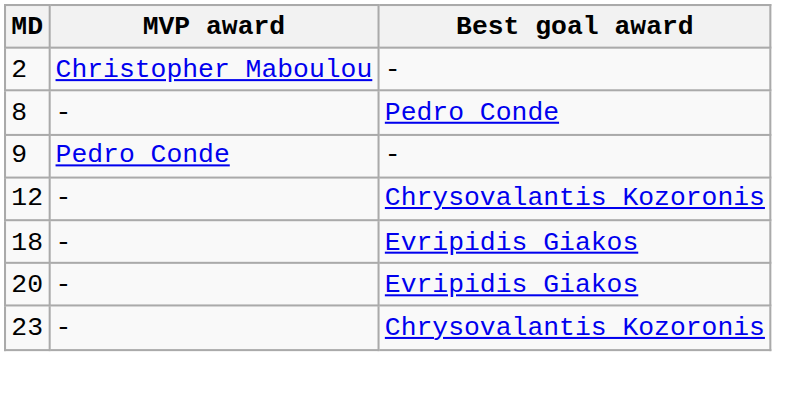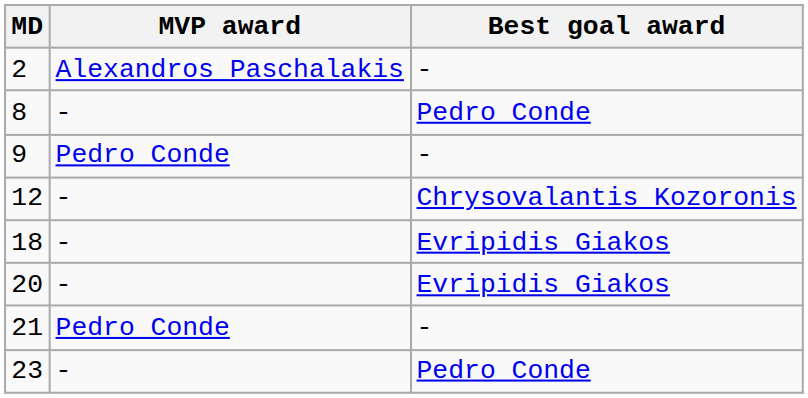(214, 70) Christopher Maboulou -> (230, 70) Alexandros Paschalakis
+ row: (27, 328)
(575, 328) Chrysovalantis Kozoronis -> (504, 371) Pedro Conde
